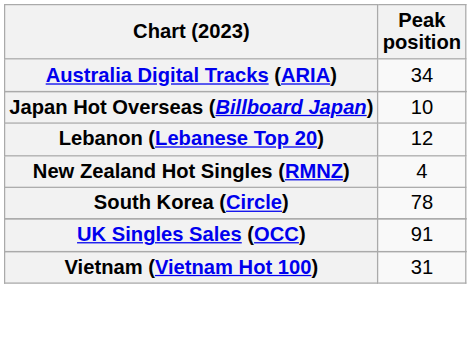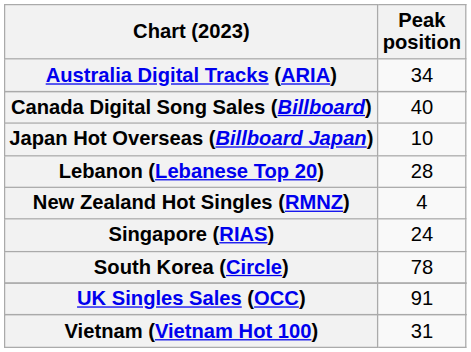+ row: (191, 107)
(422, 139) 12 -> (422, 171) 28
+ row: (191, 235)
